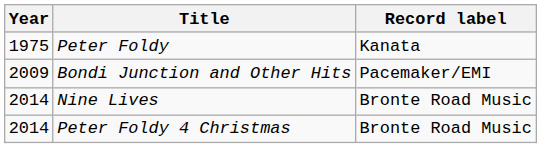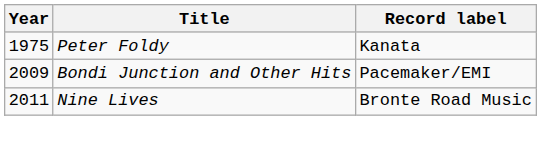(29, 101) 2014 -> (29, 101) 2011
- row: (174, 129)
